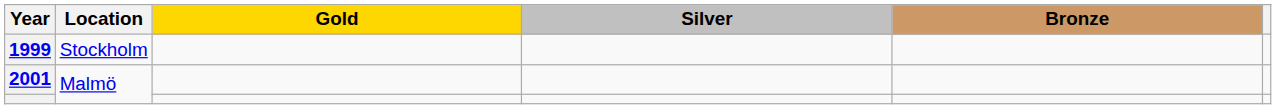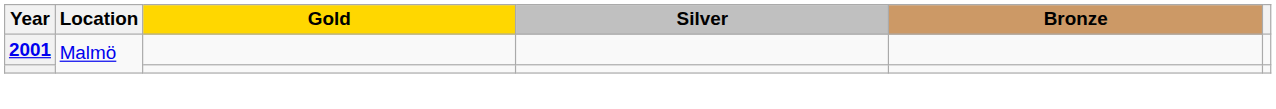- row: (30, 49)
